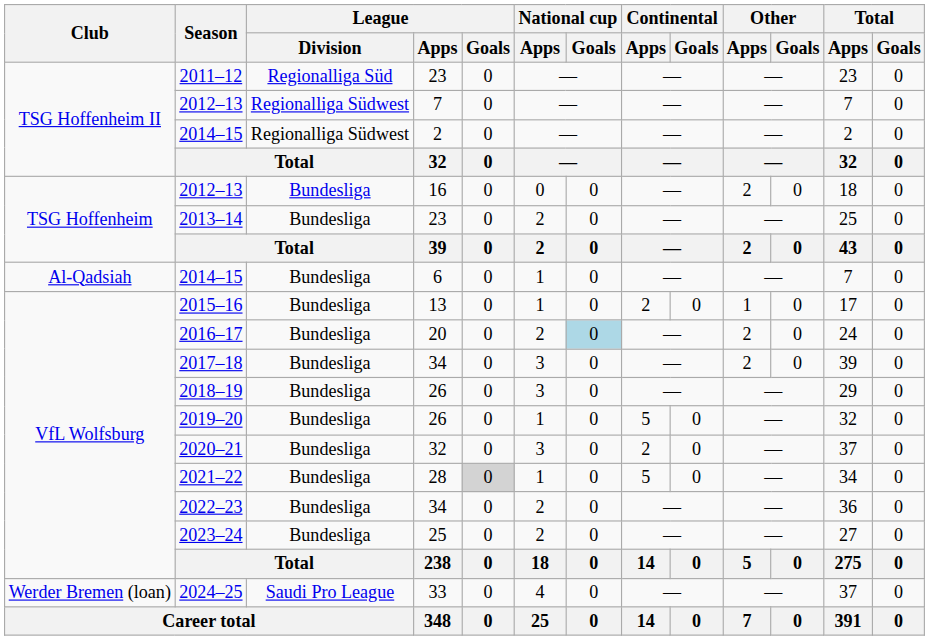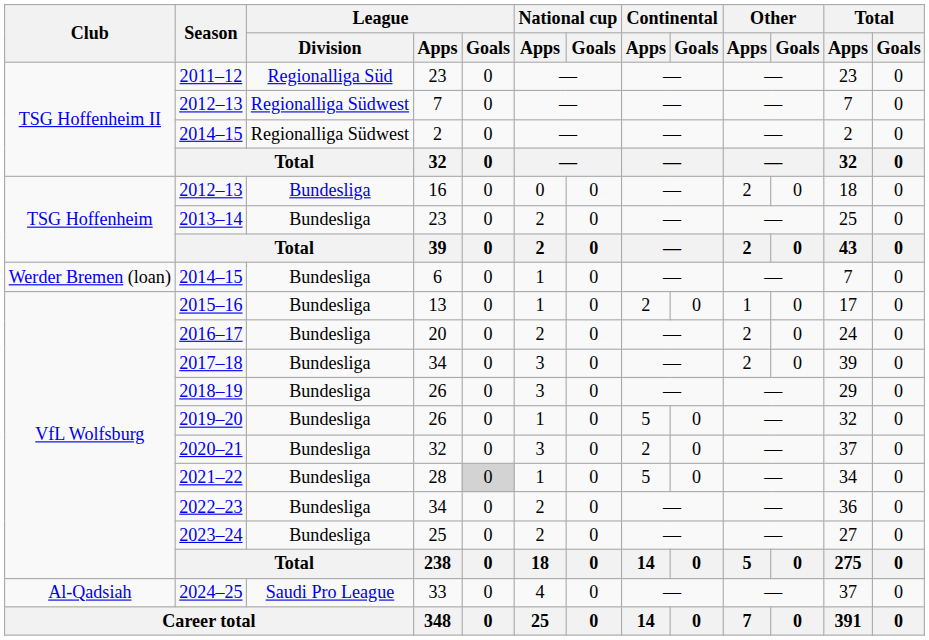(90, 276) Al-Qadsiah -> (90, 276) Werder Bremen (loan)
(594, 334) lightblue background -> (594, 334) no background
(90, 592) Werder Bremen (loan) -> (90, 592) Al-Qadsiah
